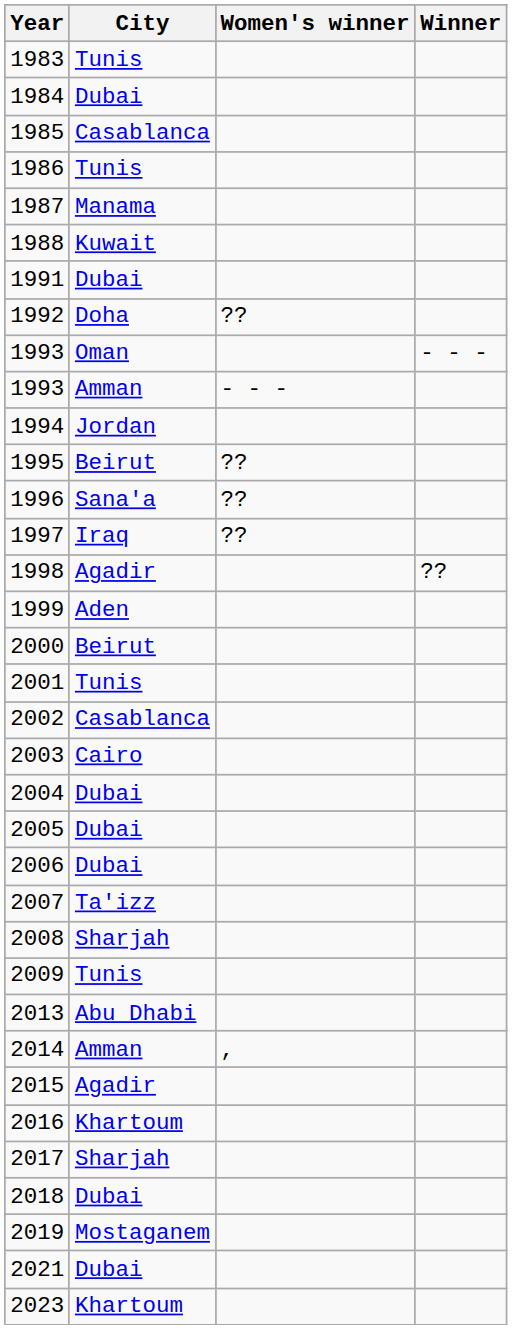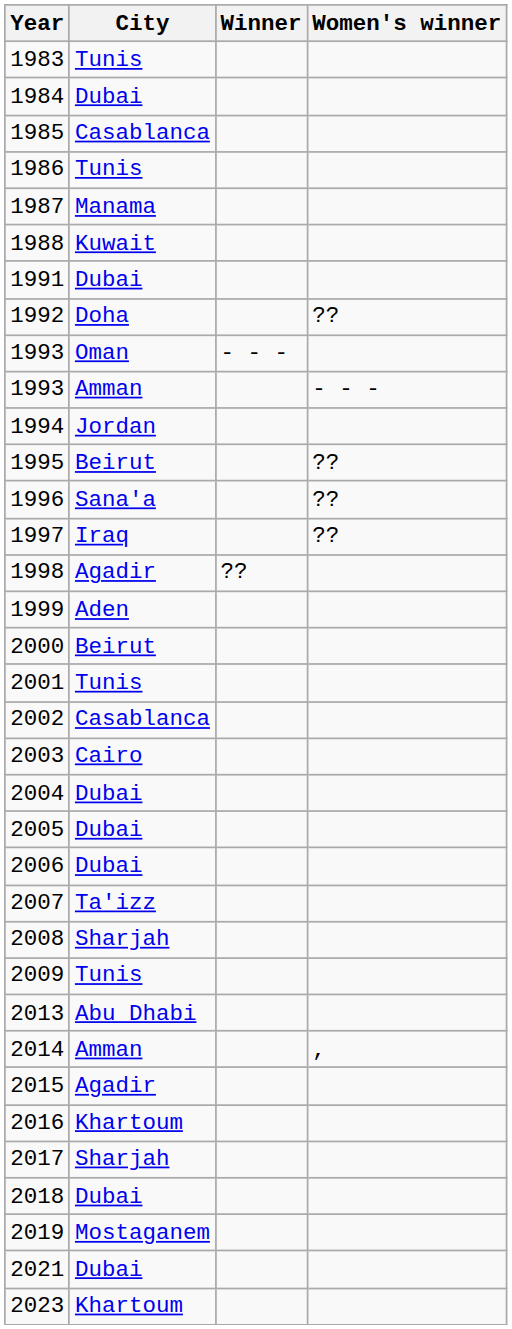columns swapped: (461, 23) <-> (315, 23)
